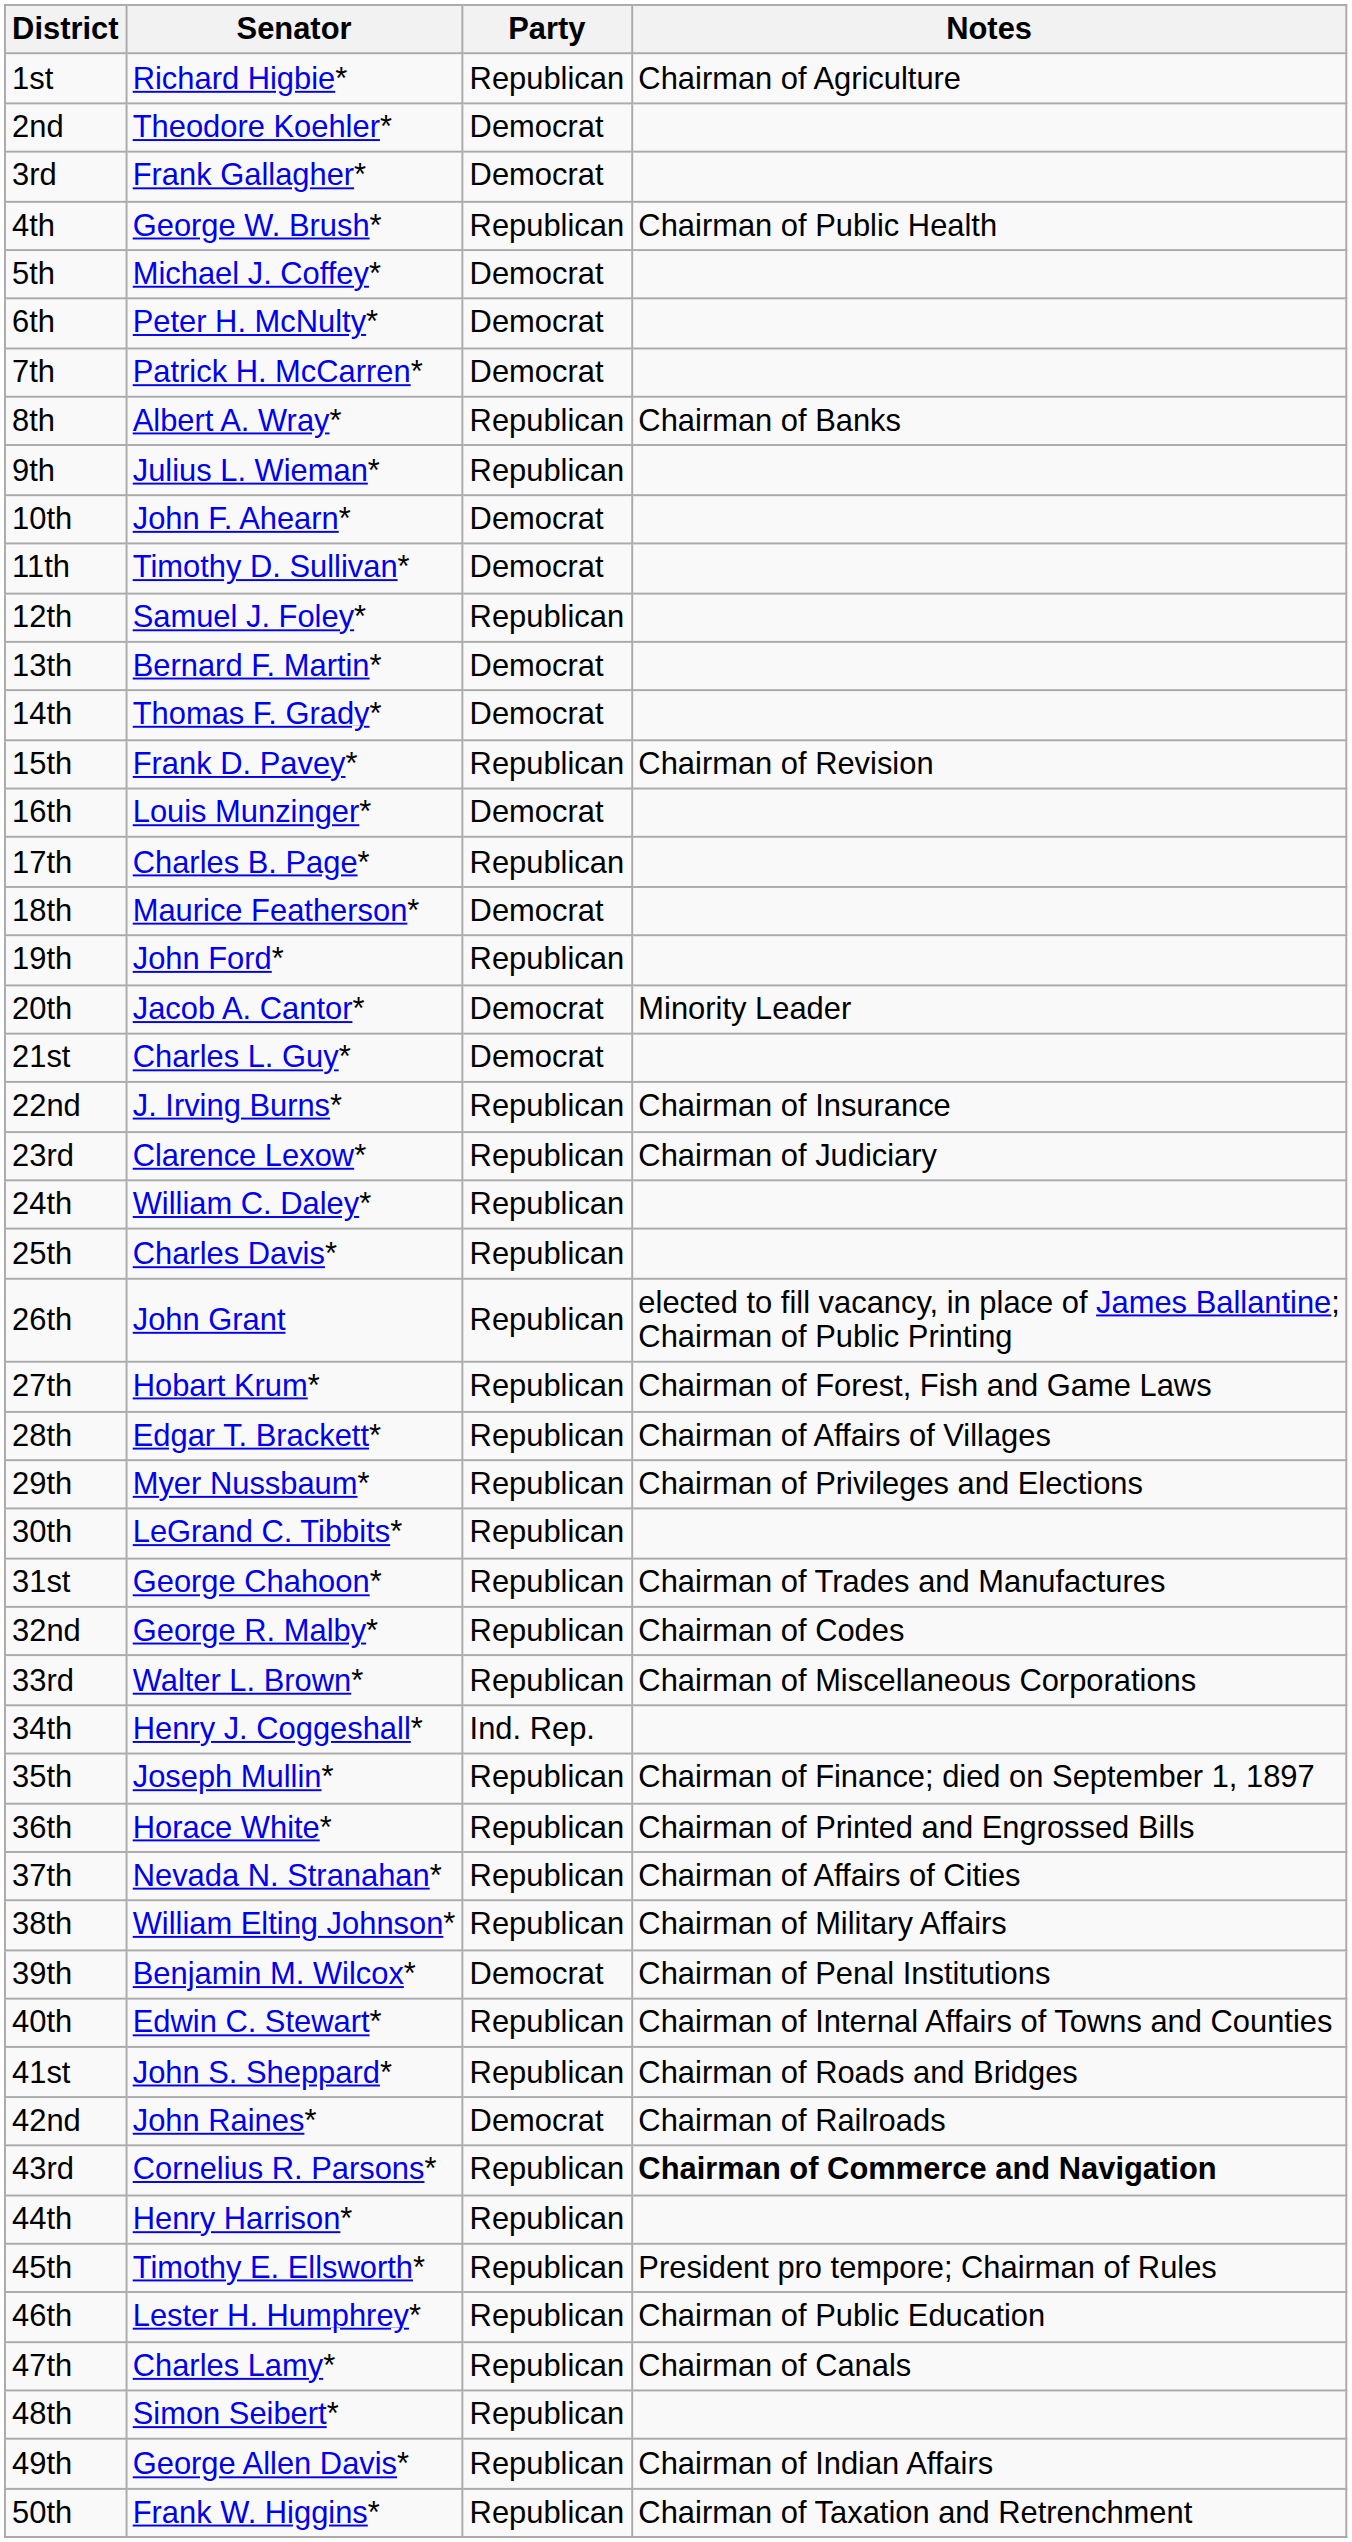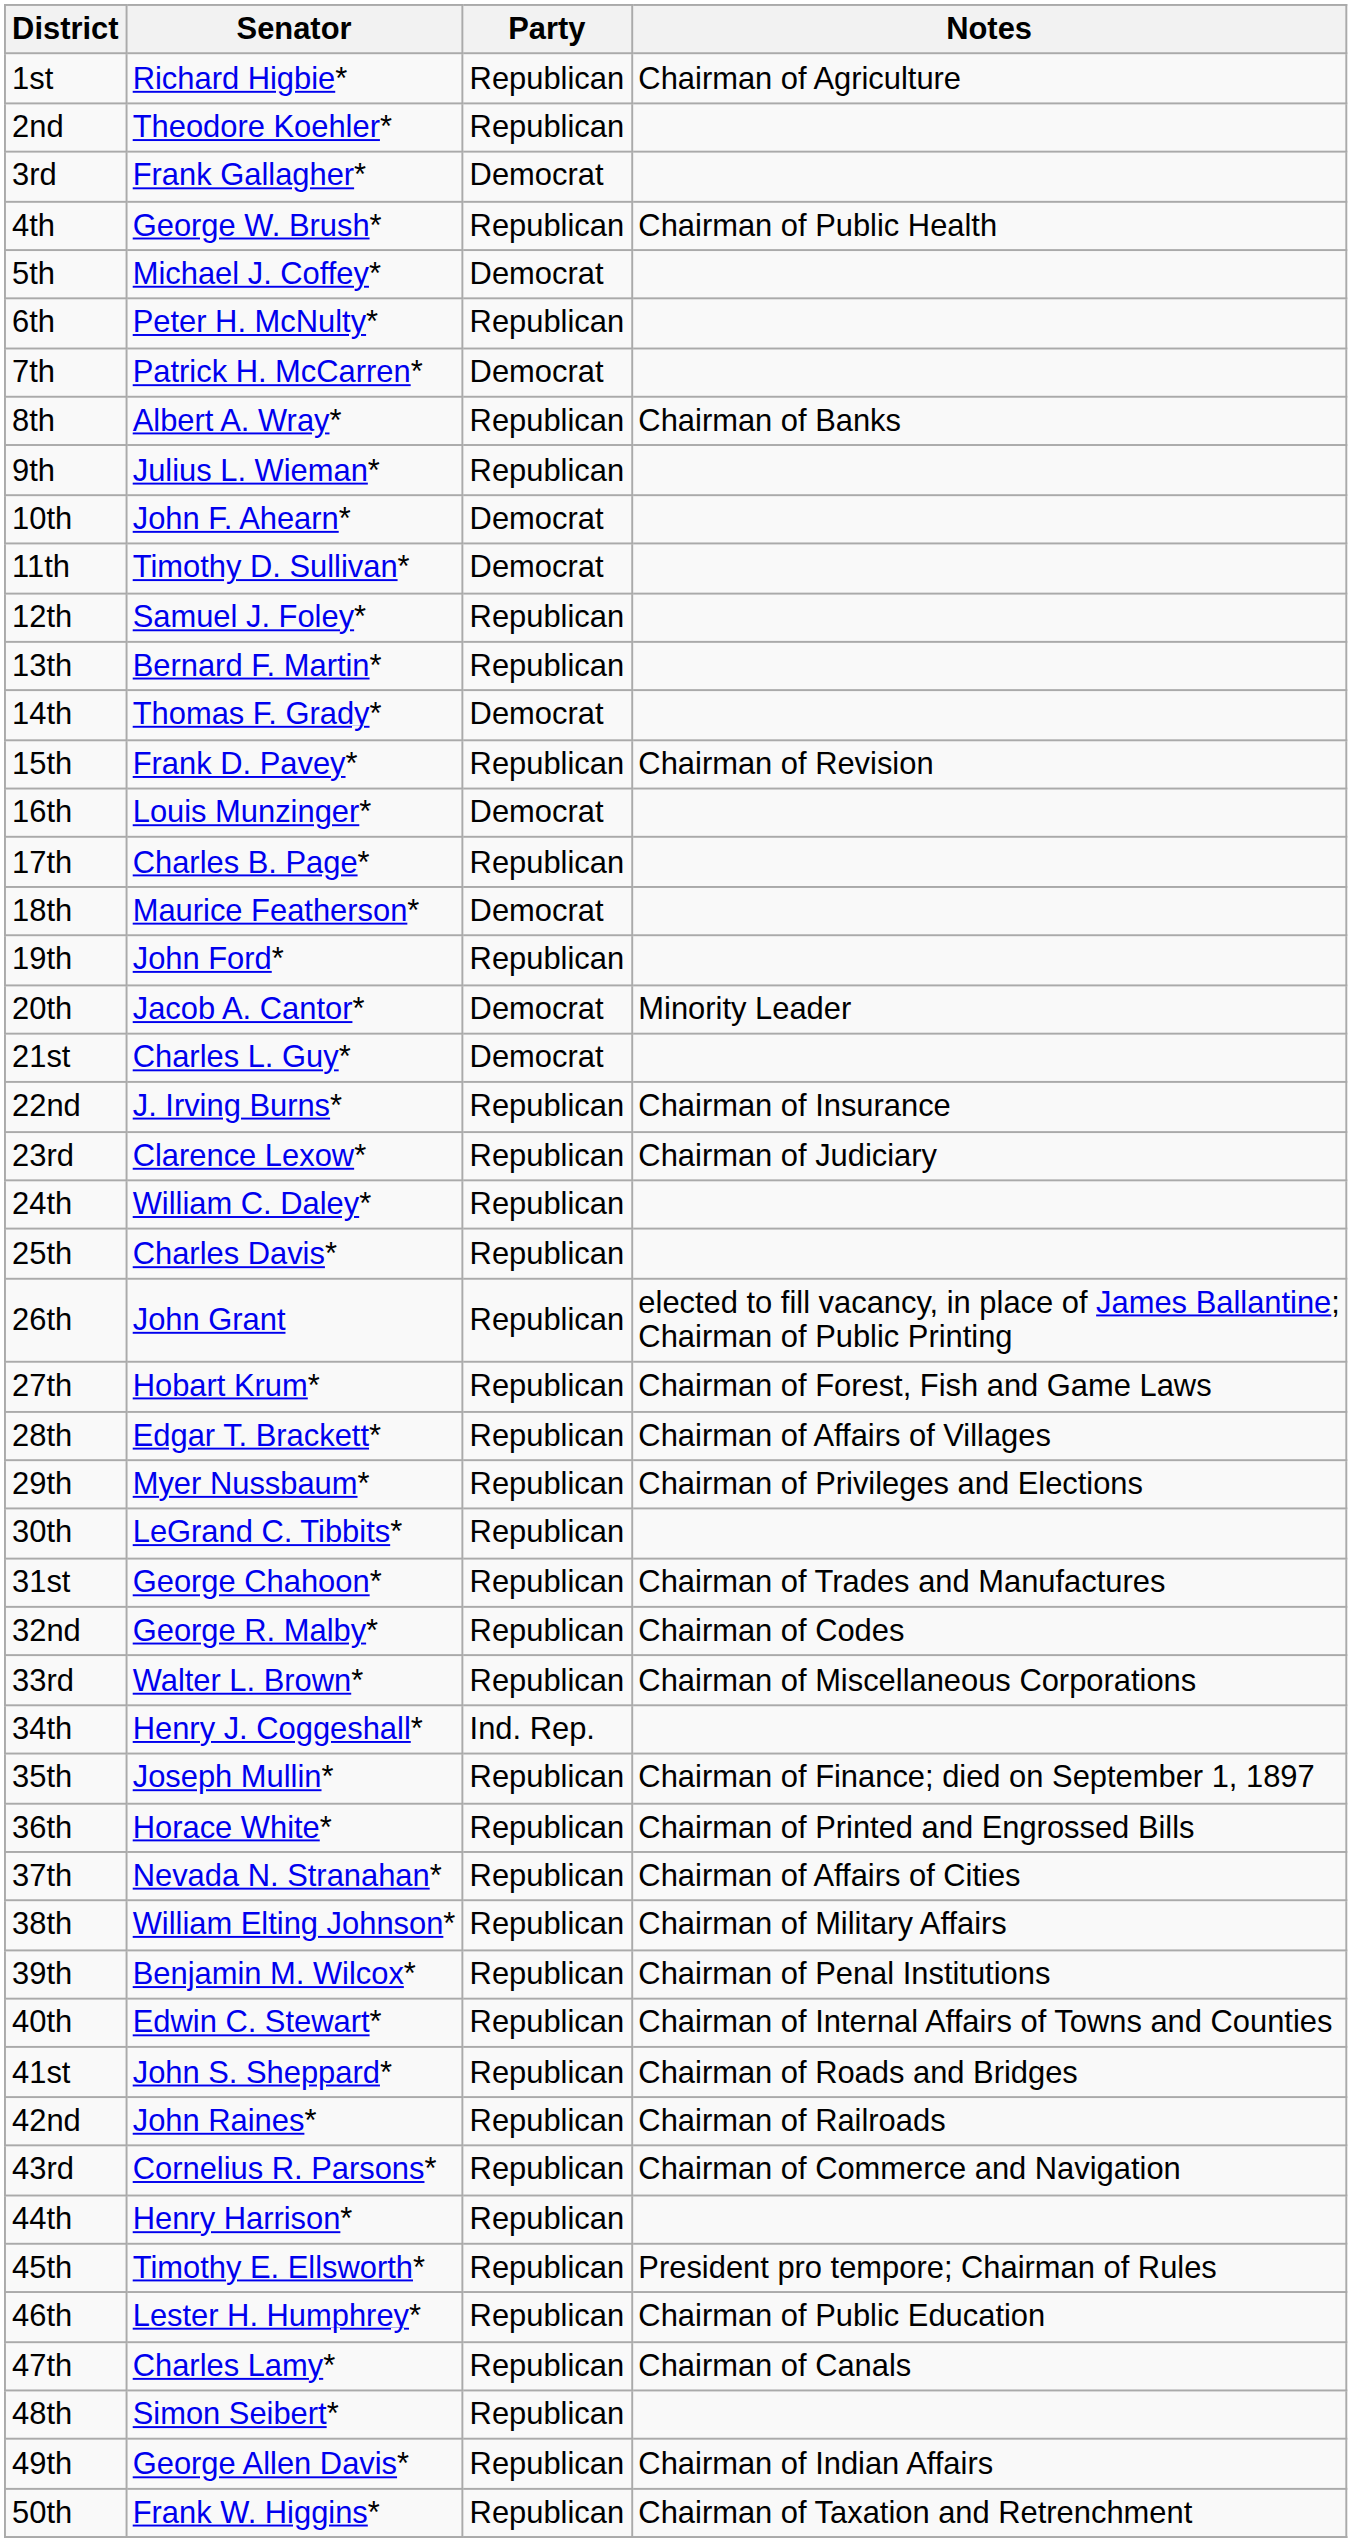(537, 126) Democrat -> (547, 126) Republican
(537, 322) Democrat -> (547, 322) Republican
(537, 665) Democrat -> (547, 665) Republican
(537, 1973) Democrat -> (547, 1973) Republican
(537, 2120) Democrat -> (547, 2120) Republican
(928, 2169) bold -> (910, 2169) normal
